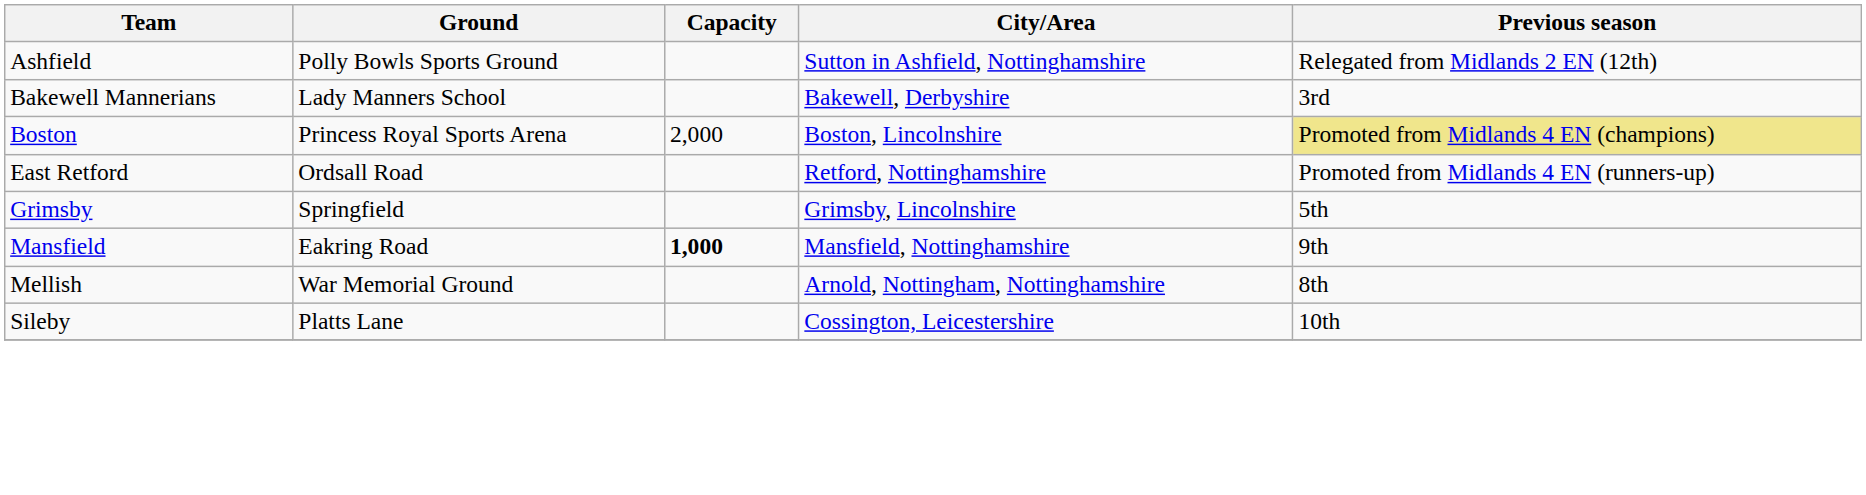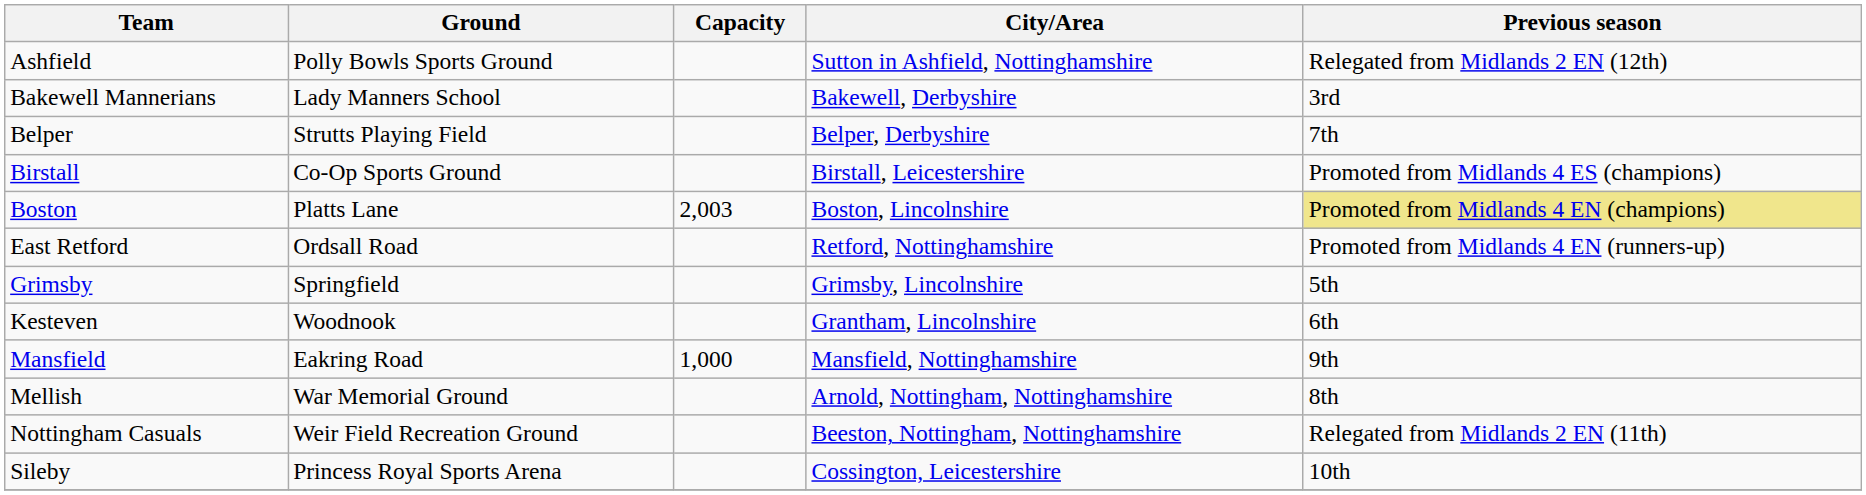+ row: (42, 135)
+ row: (45, 172)
(433, 135) Princess Royal Sports Arena -> (346, 209) Platts Lane
(696, 135) 2,000 -> (706, 209) 2,003
+ row: (54, 321)
(696, 246) bold -> (706, 358) normal
+ row: (106, 433)
(351, 321) Platts Lane -> (427, 470) Princess Royal Sports Arena
